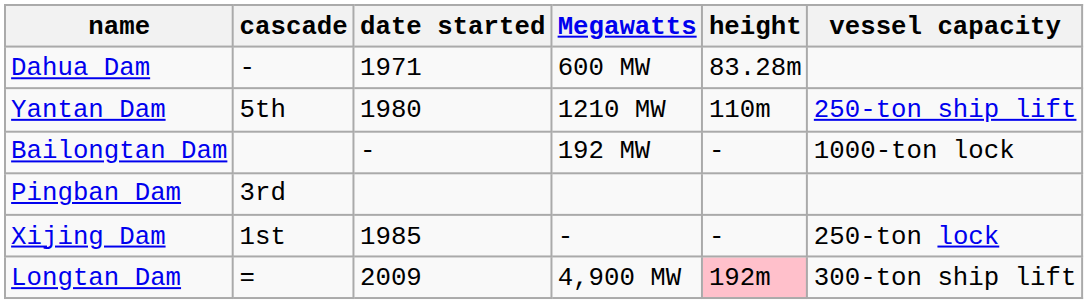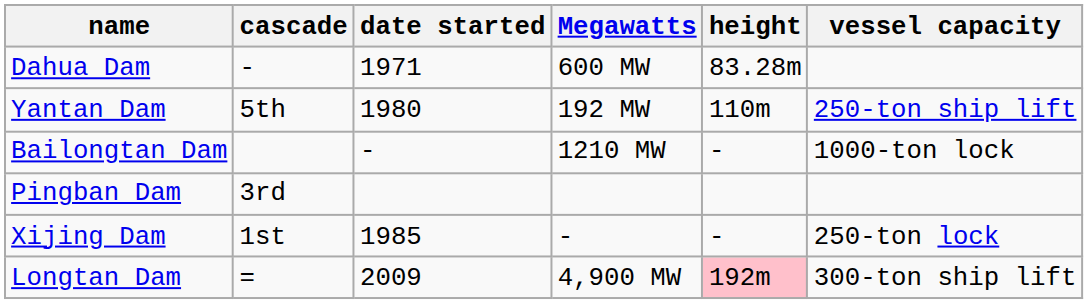(612, 110) 1210 MW -> (604, 110) 192 MW
(604, 152) 192 MW -> (612, 152) 1210 MW
